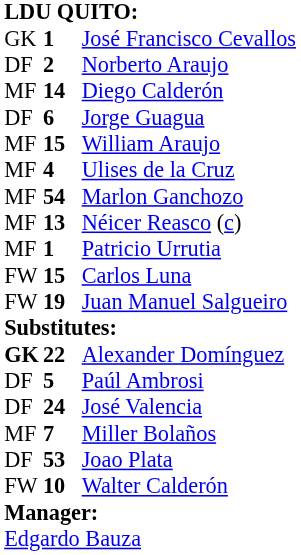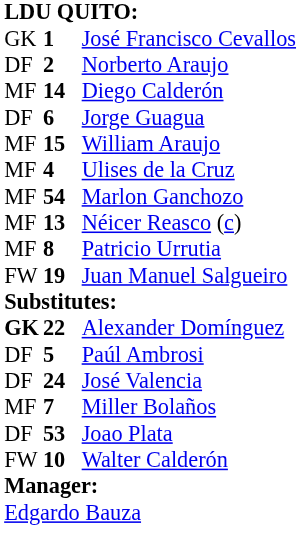(48, 249) 1 -> (48, 249) 8
- row: (136, 275)
